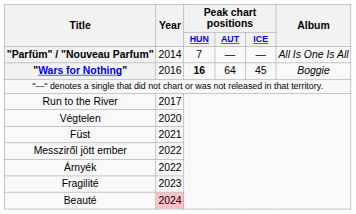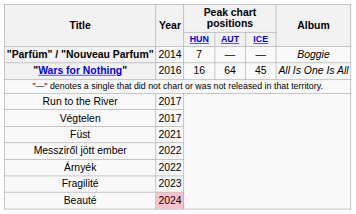(313, 54) All Is One Is All -> (313, 54) Boggie
(199, 71) bold -> (199, 71) normal
(313, 71) Boggie -> (313, 71) All Is One Is All
(170, 118) 2020 -> (170, 118) 2017
